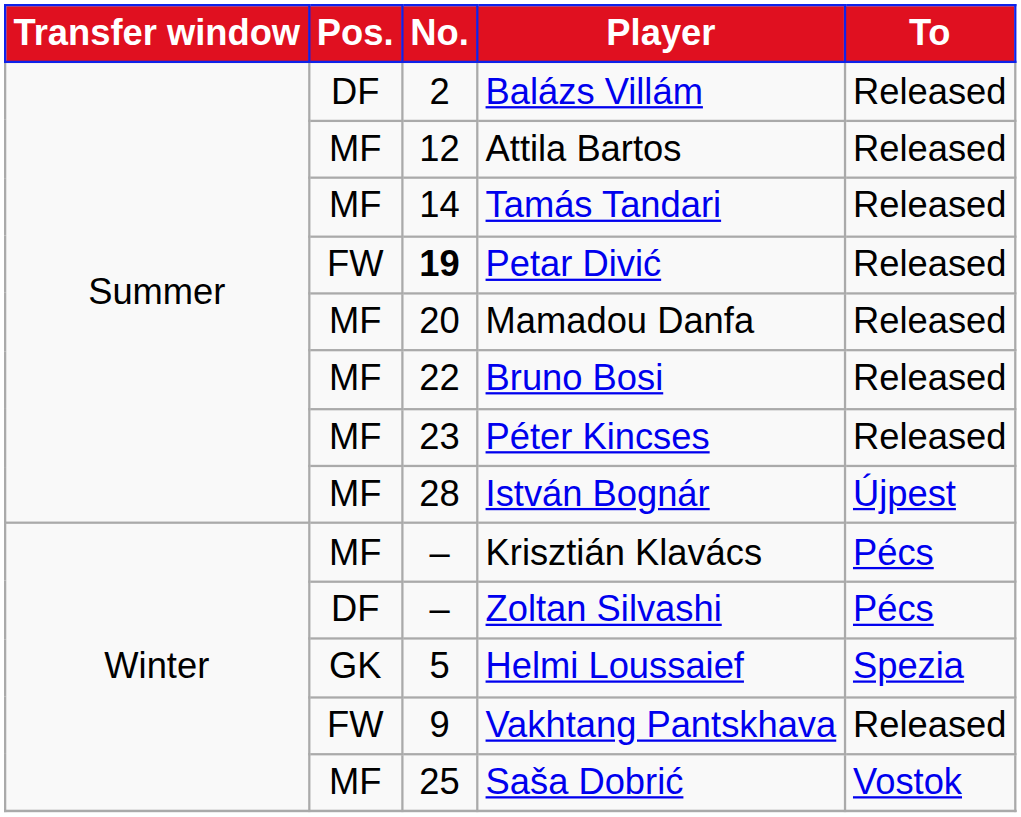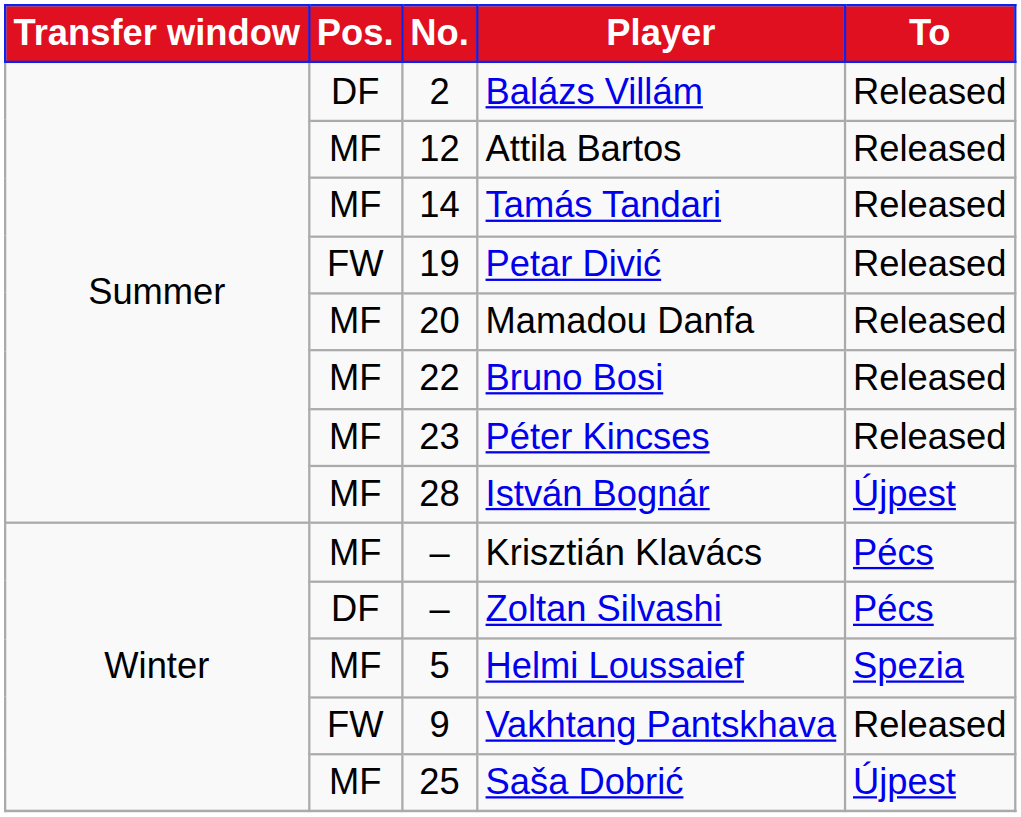(440, 263) bold -> (440, 263) normal
(355, 666) GK -> (355, 666) MF
(907, 782) Vostok -> (904, 782) Újpest
